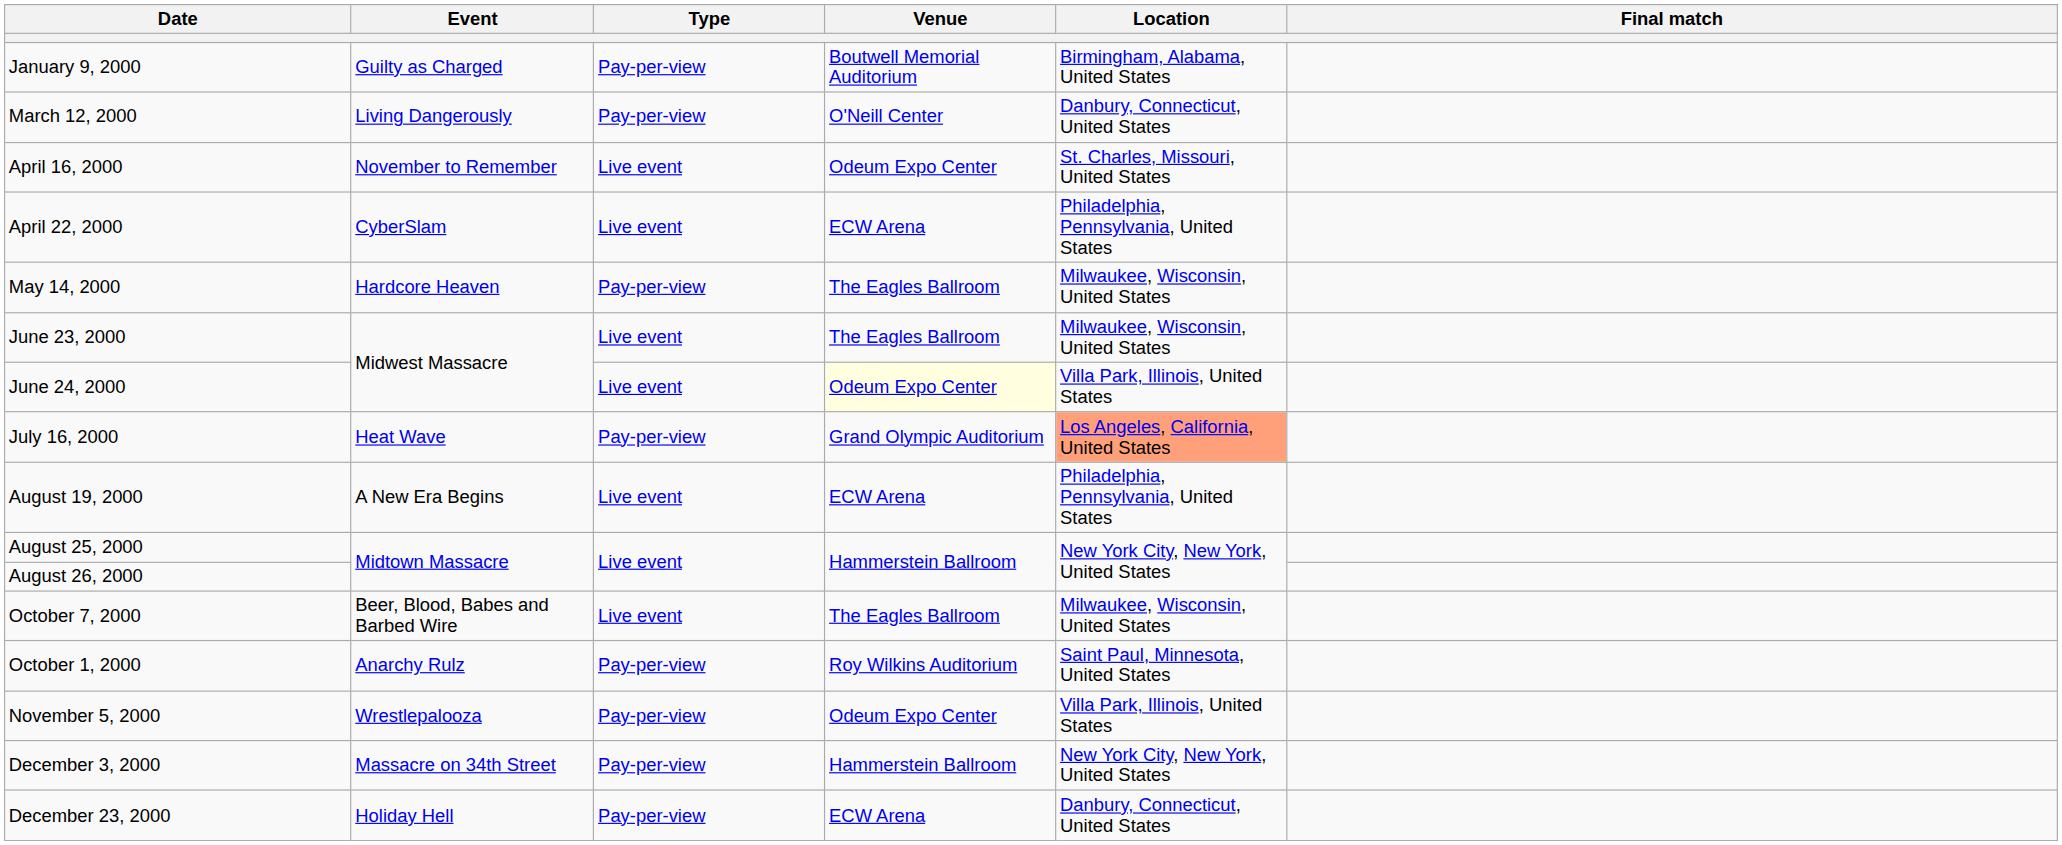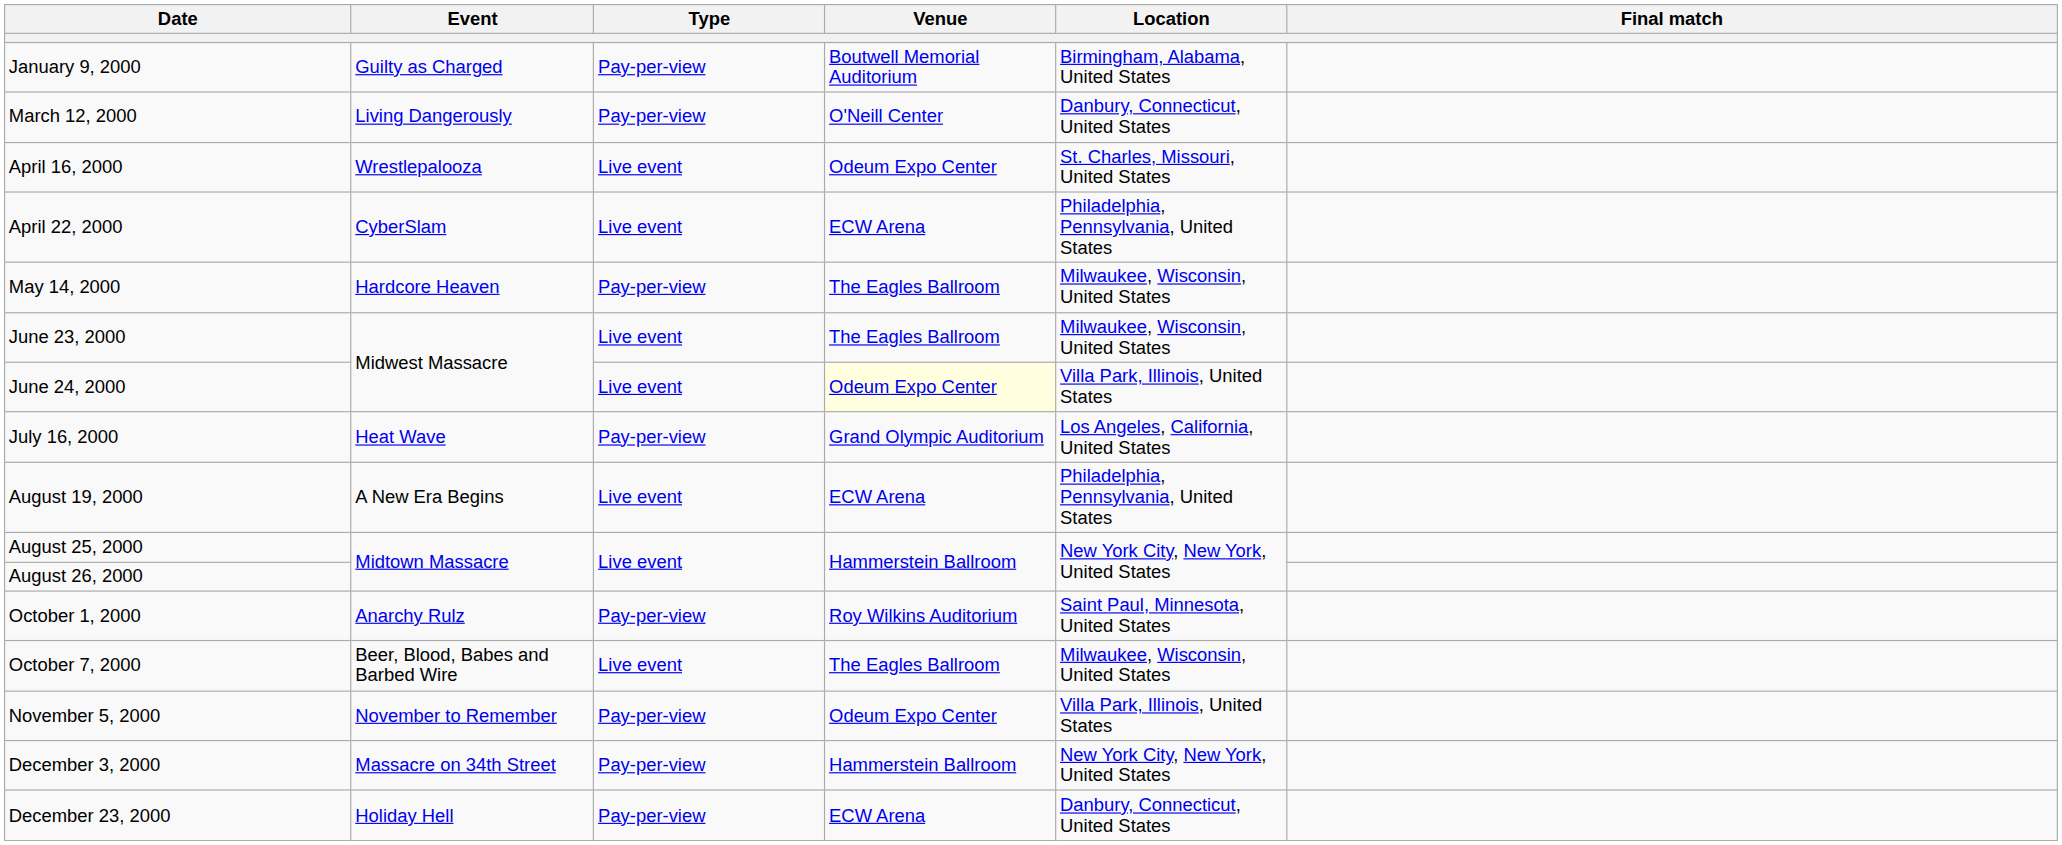(456, 166) November to Remember -> (419, 166) Wrestlepalooza
(1157, 436) lightsalmon background -> (1157, 436) no background
rows swapped: (75, 665) <-> (75, 615)
(419, 715) Wrestlepalooza -> (456, 715) November to Remember
